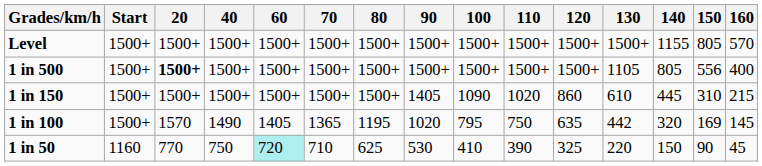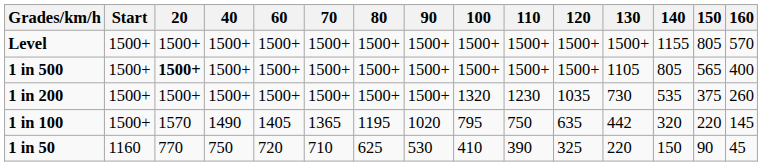(709, 69) 556 -> (709, 69) 565
+ row: (36, 95)
- row: (36, 95)
(709, 122) 169 -> (709, 122) 220
(270, 148) paleturquoise background -> (270, 148) no background
